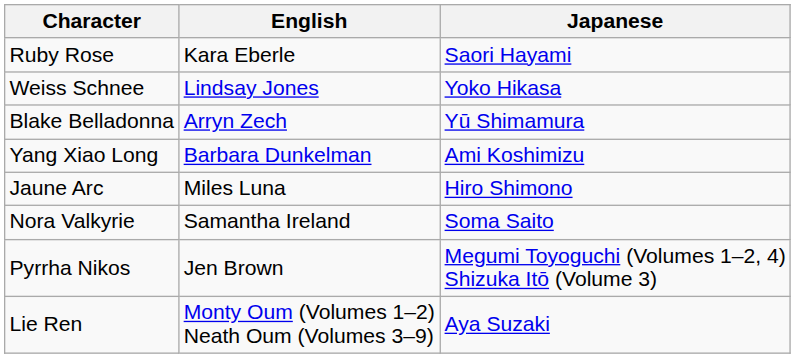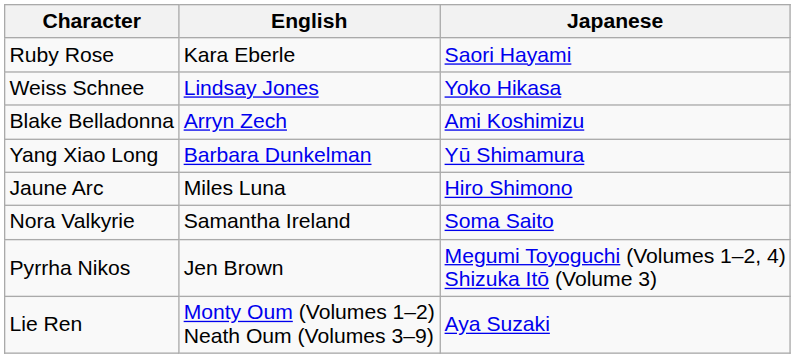(514, 121) Yū Shimamura -> (514, 121) Ami Koshimizu
(514, 155) Ami Koshimizu -> (514, 155) Yū Shimamura
